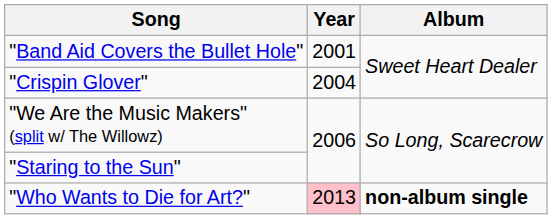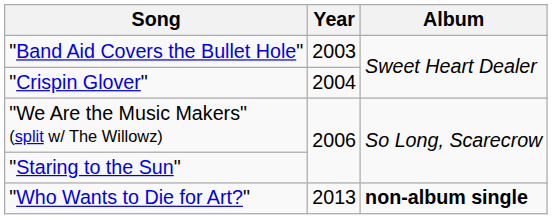(334, 51) 2001 -> (334, 51) 2003
(334, 198) pink background -> (334, 198) no background
